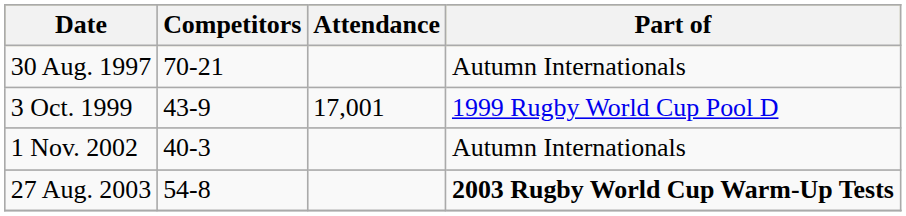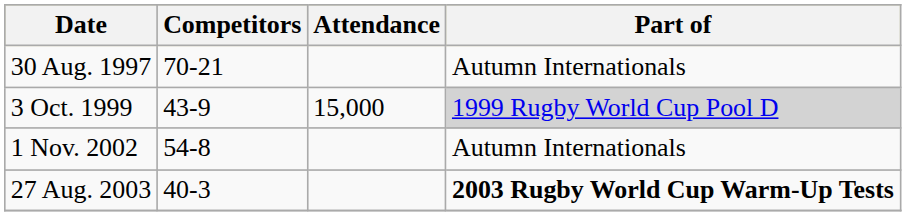(349, 107) 17,001 -> (349, 107) 15,000
(615, 107) no background -> (615, 107) lightgrey background
(187, 148) 40-3 -> (187, 148) 54-8
(187, 189) 54-8 -> (187, 189) 40-3
